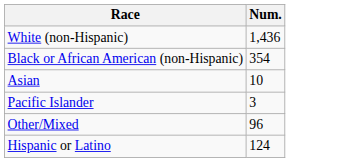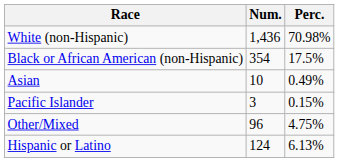+ column: (309, 15)
